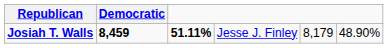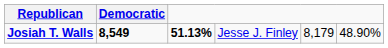(114, 33) 8,459 -> (114, 33) 8,549
(191, 33) 51.11% -> (191, 33) 51.13%
